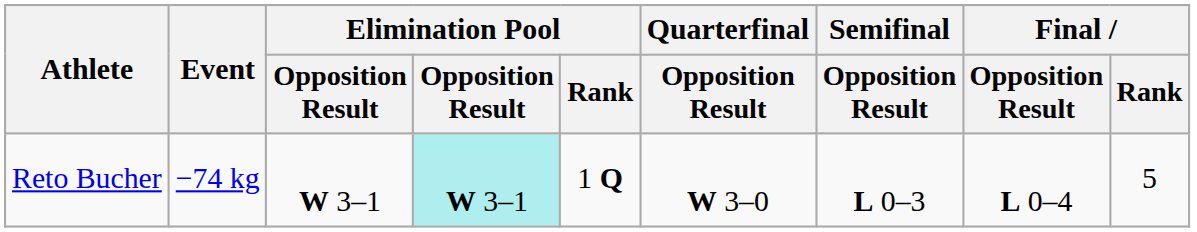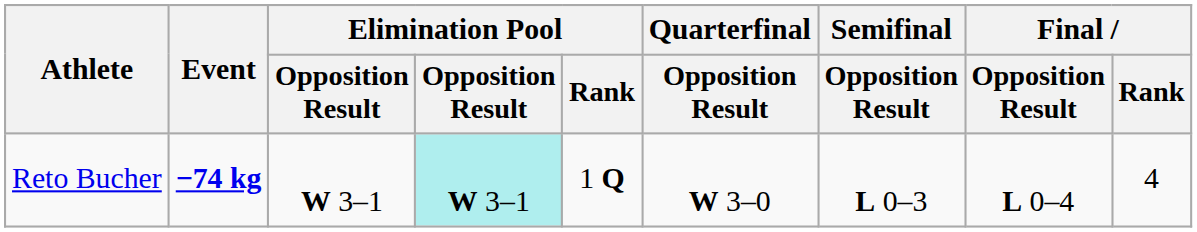(218, 179) normal -> (219, 179) bold
(1150, 179) 5 -> (1151, 179) 4
